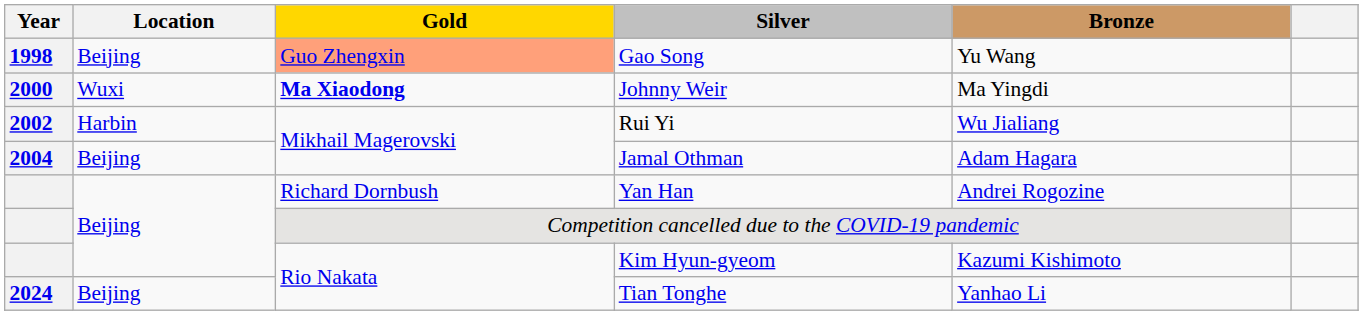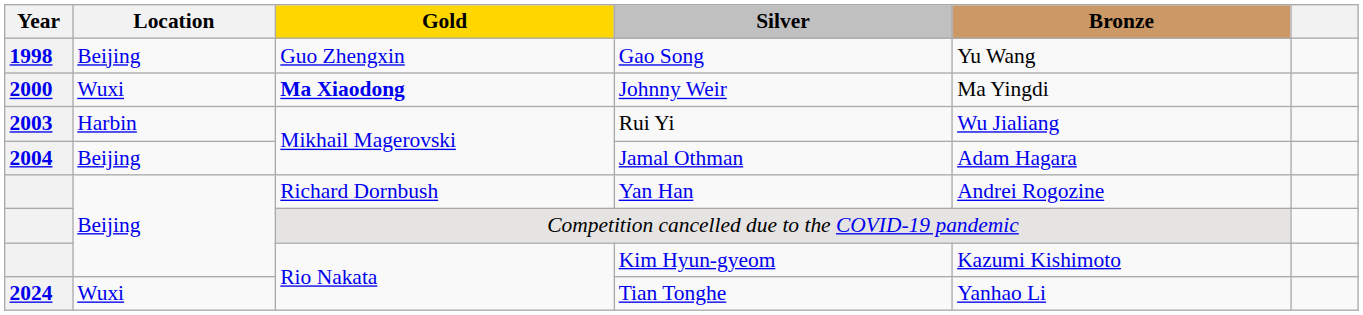(343, 55) lightsalmon background -> (343, 55) no background
(31, 123) 2002 -> (31, 123) 2003
(109, 293) Beijing -> (101, 293) Wuxi
